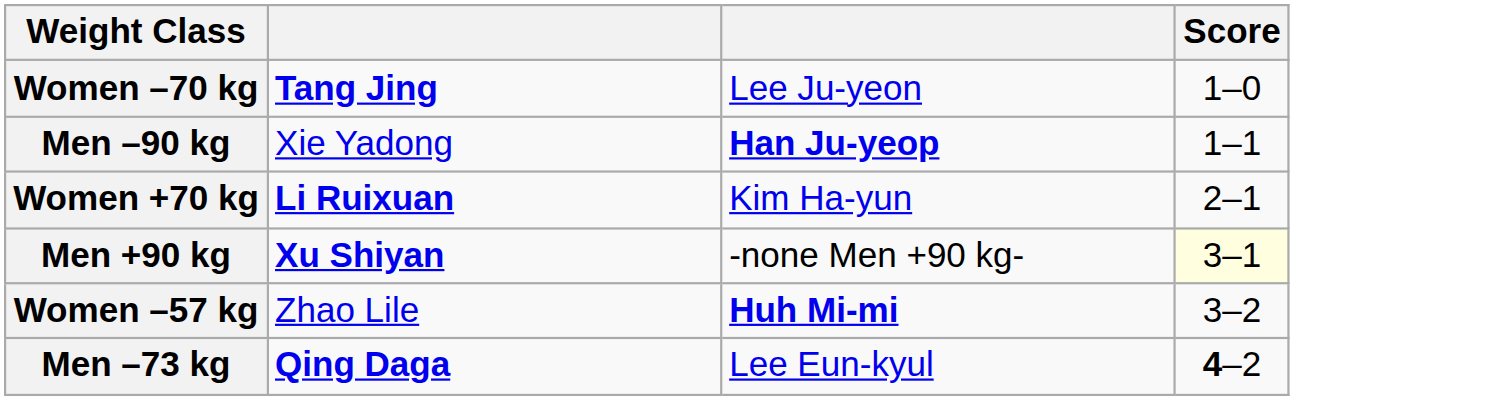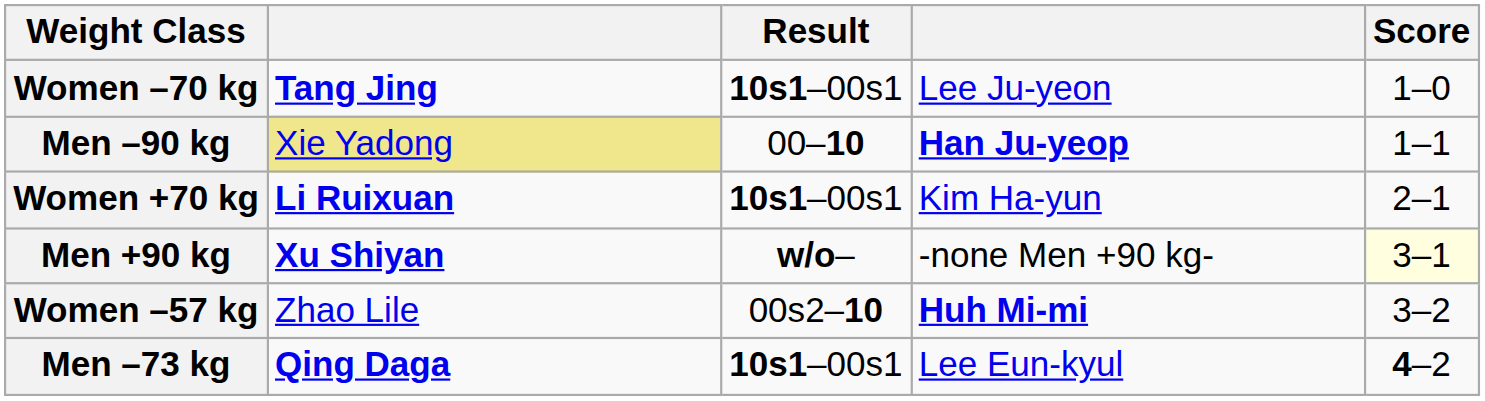+ column: (816, 32)
(364, 143) no background -> (364, 143) khaki background
